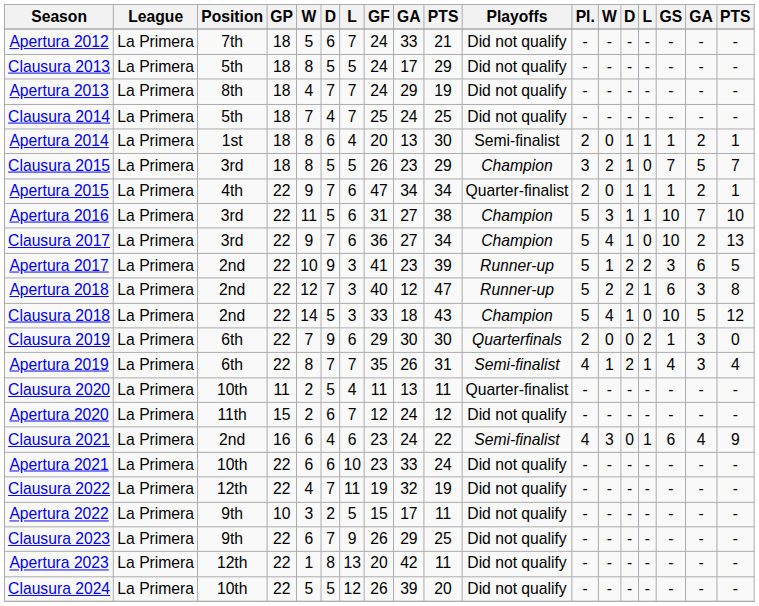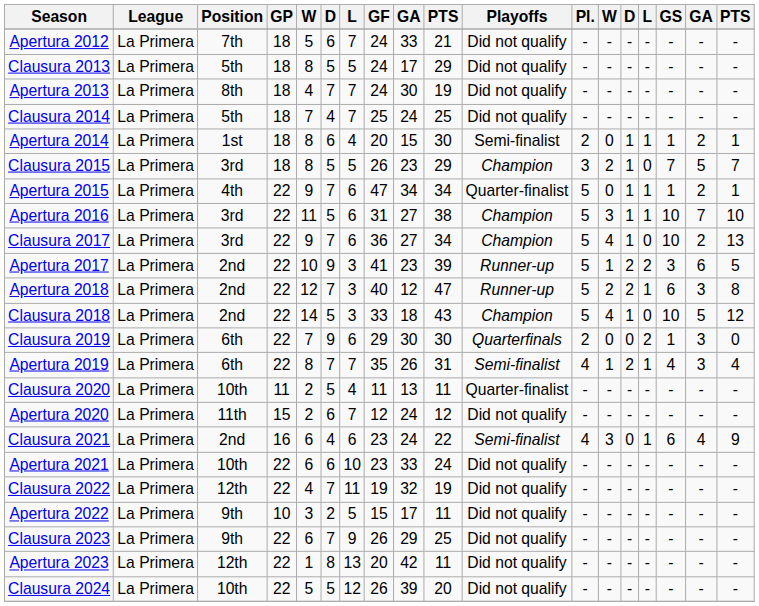(409, 91) 29 -> (409, 91) 30
(409, 141) 13 -> (409, 141) 15
(585, 191) 2 -> (585, 191) 5
